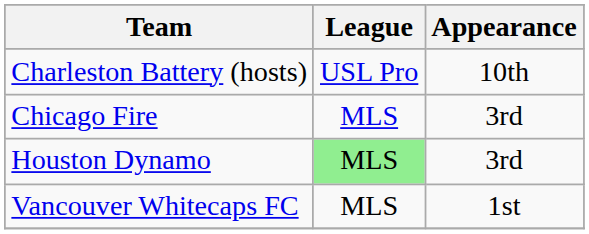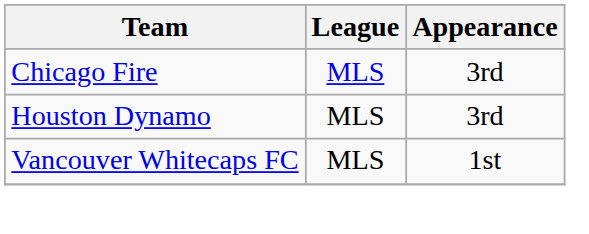- row: (159, 71)
(369, 160) lightgreen background -> (355, 116) no background
